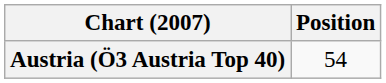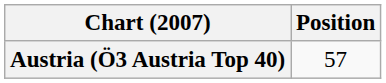(336, 59) 54 -> (336, 59) 57
